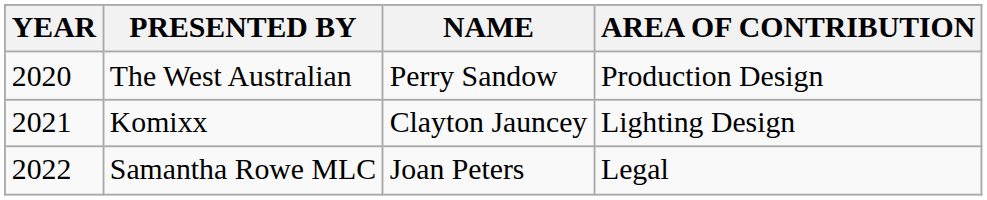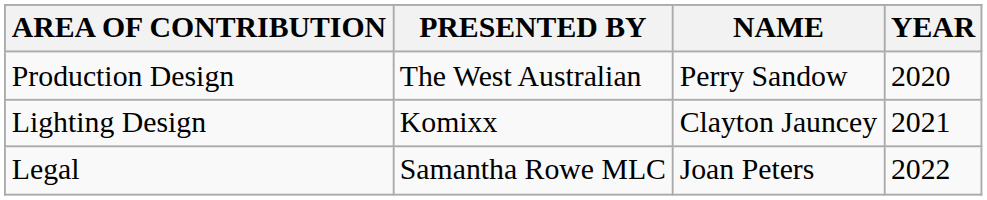columns swapped: (54, 28) <-> (788, 28)
